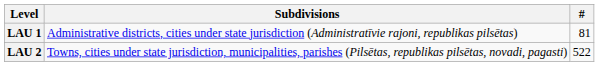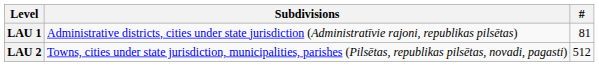(582, 52) 522 -> (582, 52) 512
